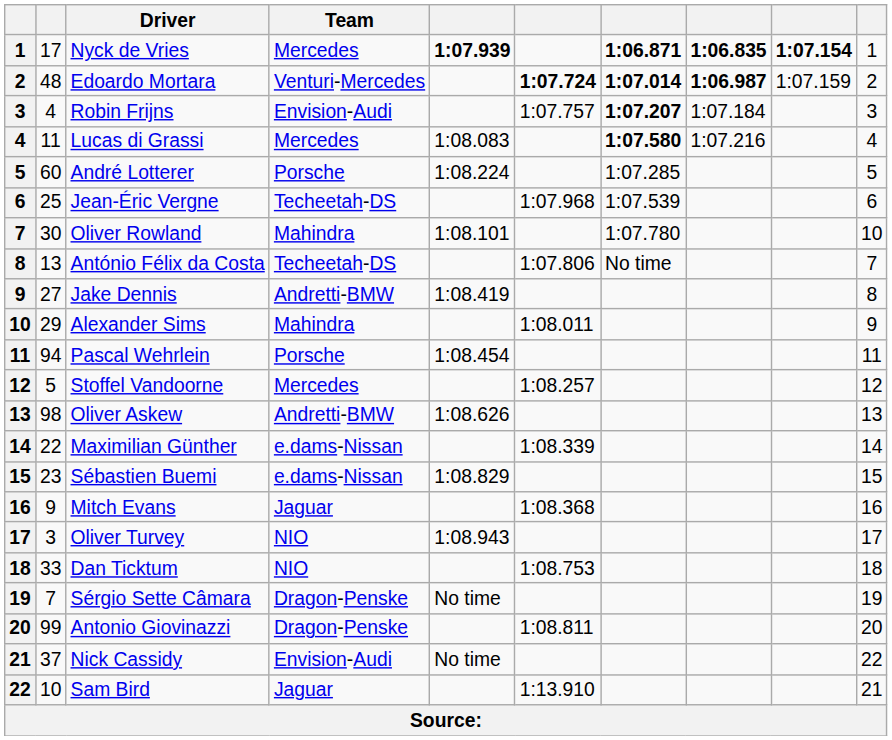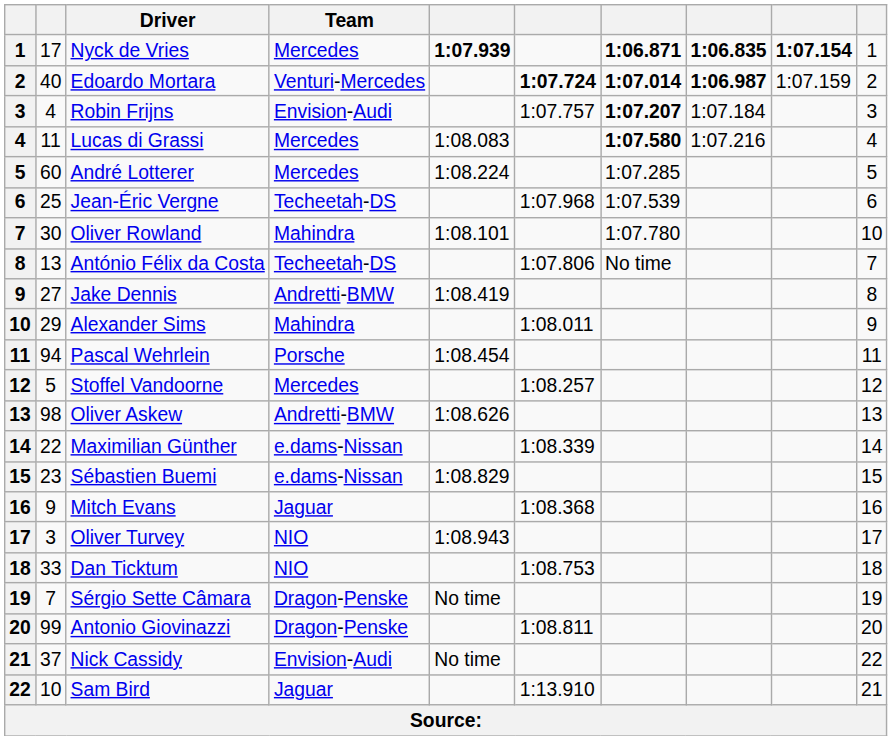(51, 80) 48 -> (51, 80) 40
(309, 172) Porsche -> (316, 172) Mercedes
